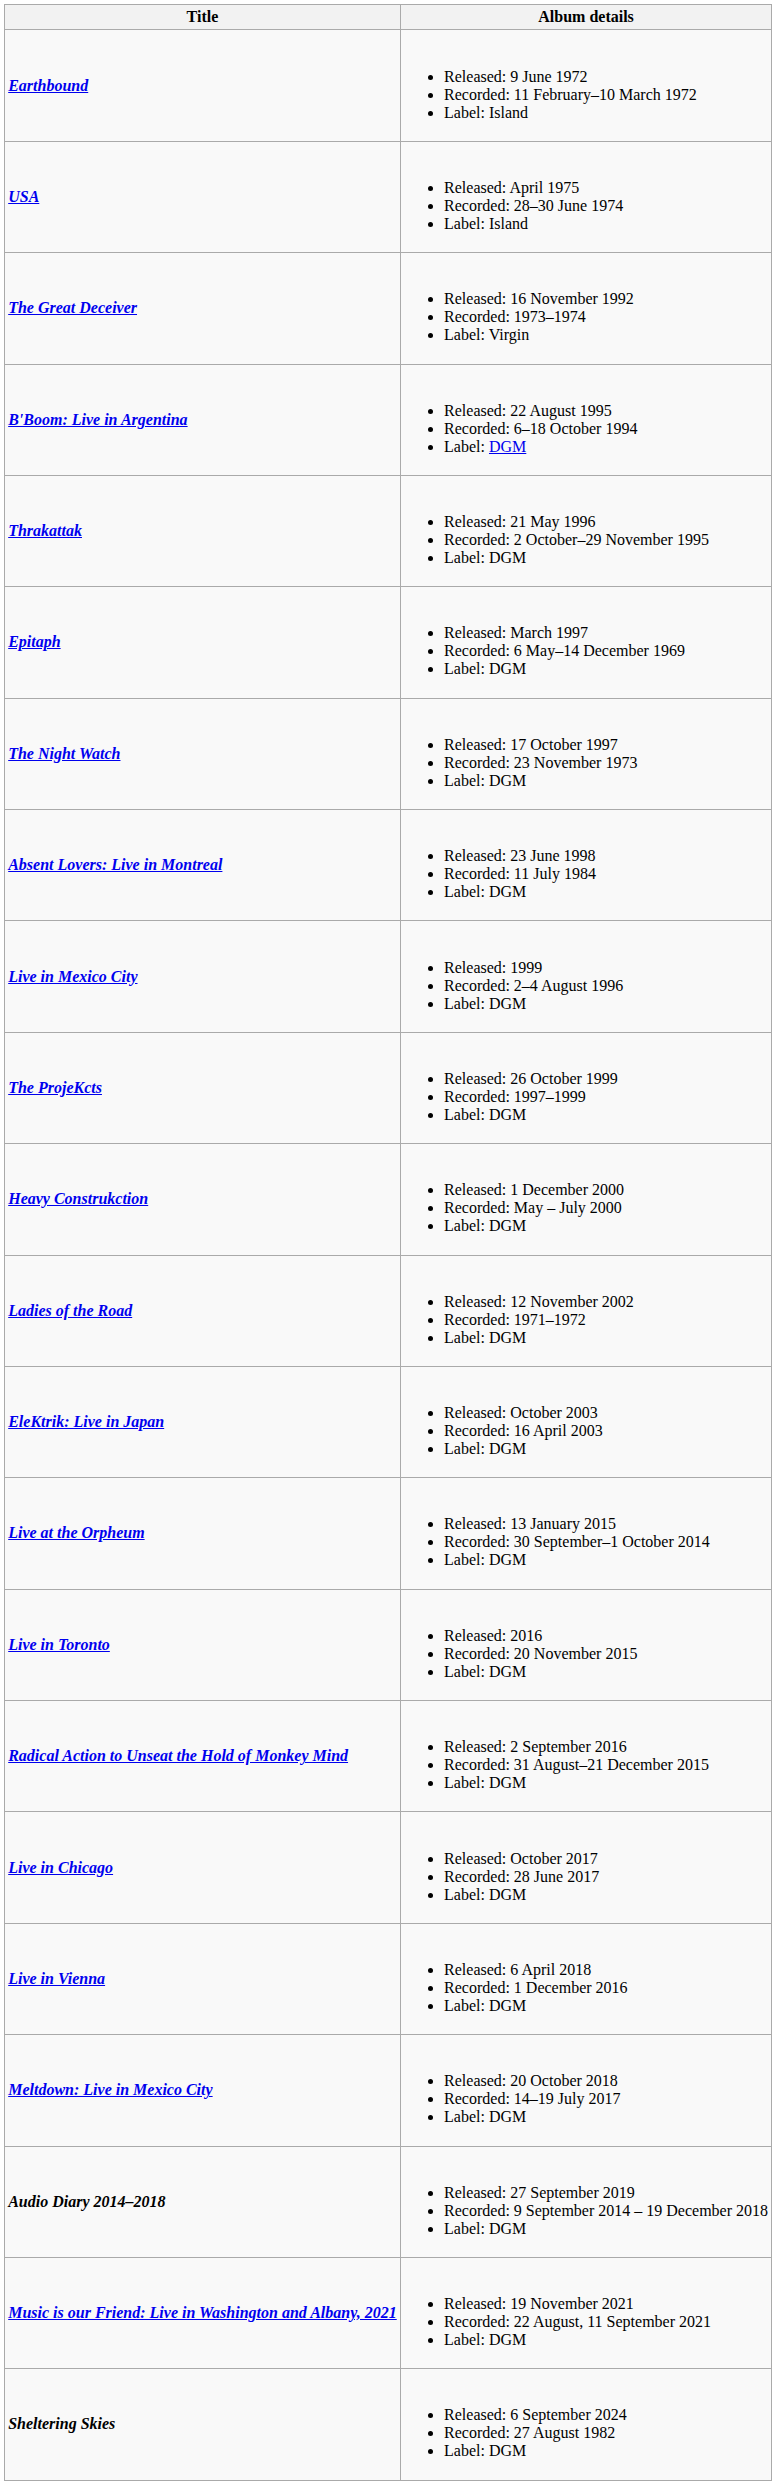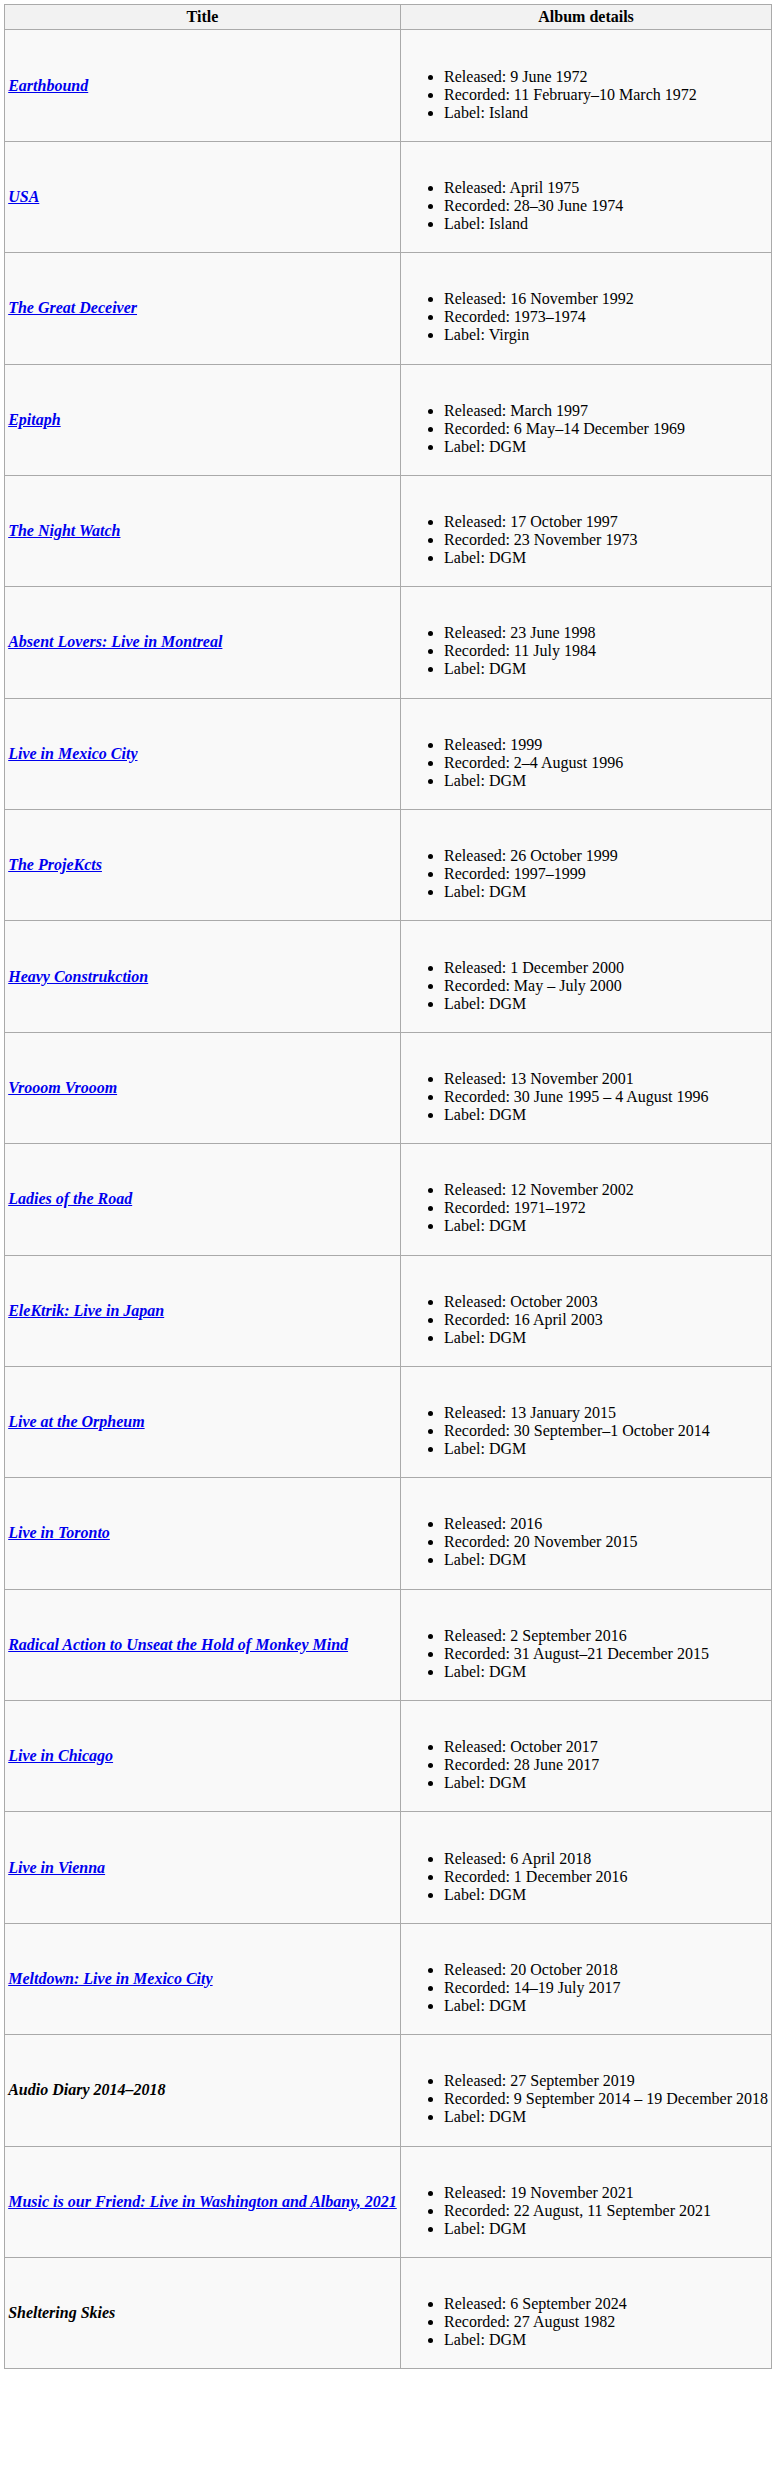- row: (98, 419)
- row: (45, 531)
+ row: (63, 1087)
